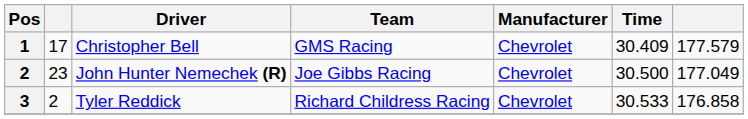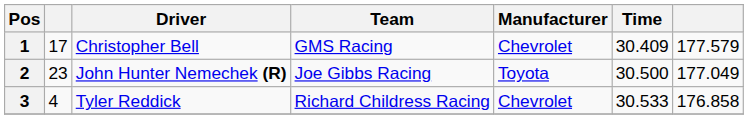(535, 73) Chevrolet -> (523, 73) Toyota
(53, 101) 2 -> (53, 101) 4
